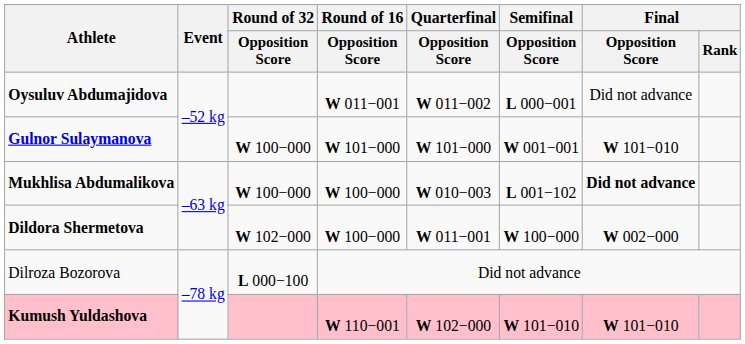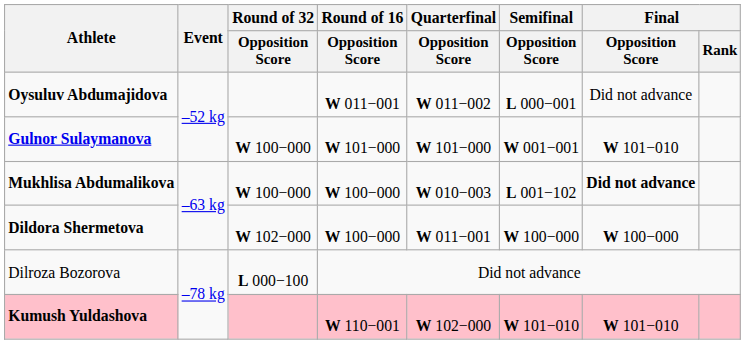(641, 237) W 002−000 -> (641, 237) W 100−000
